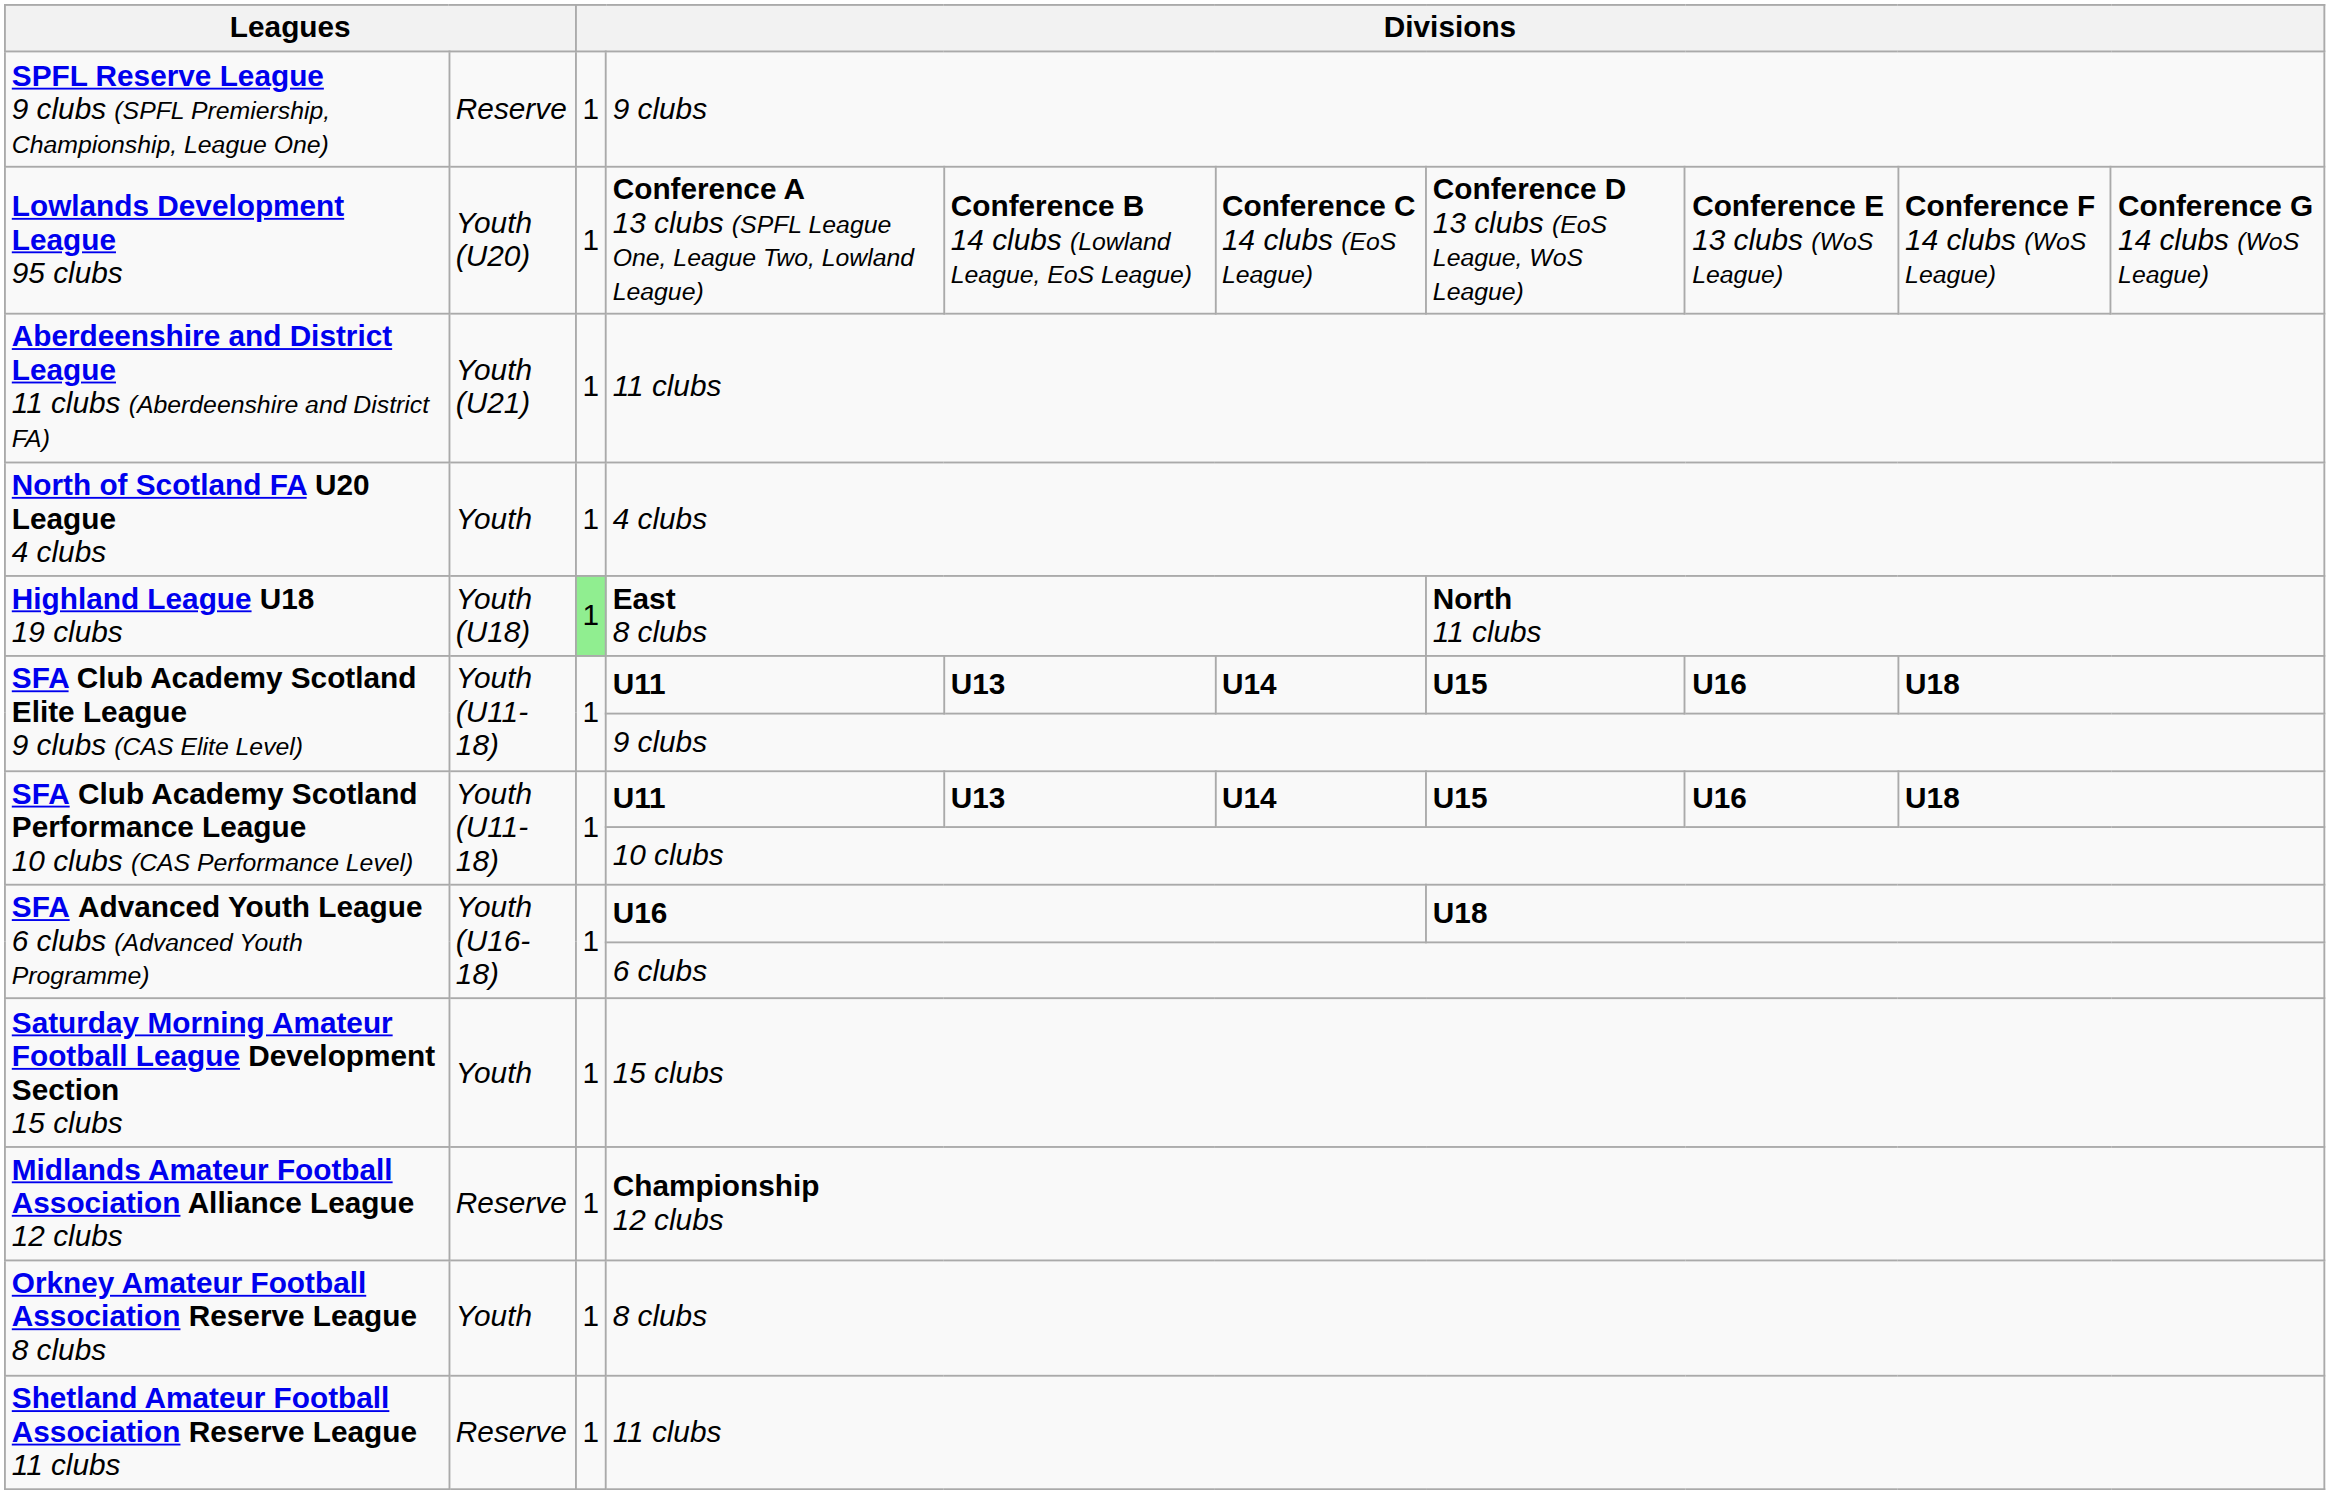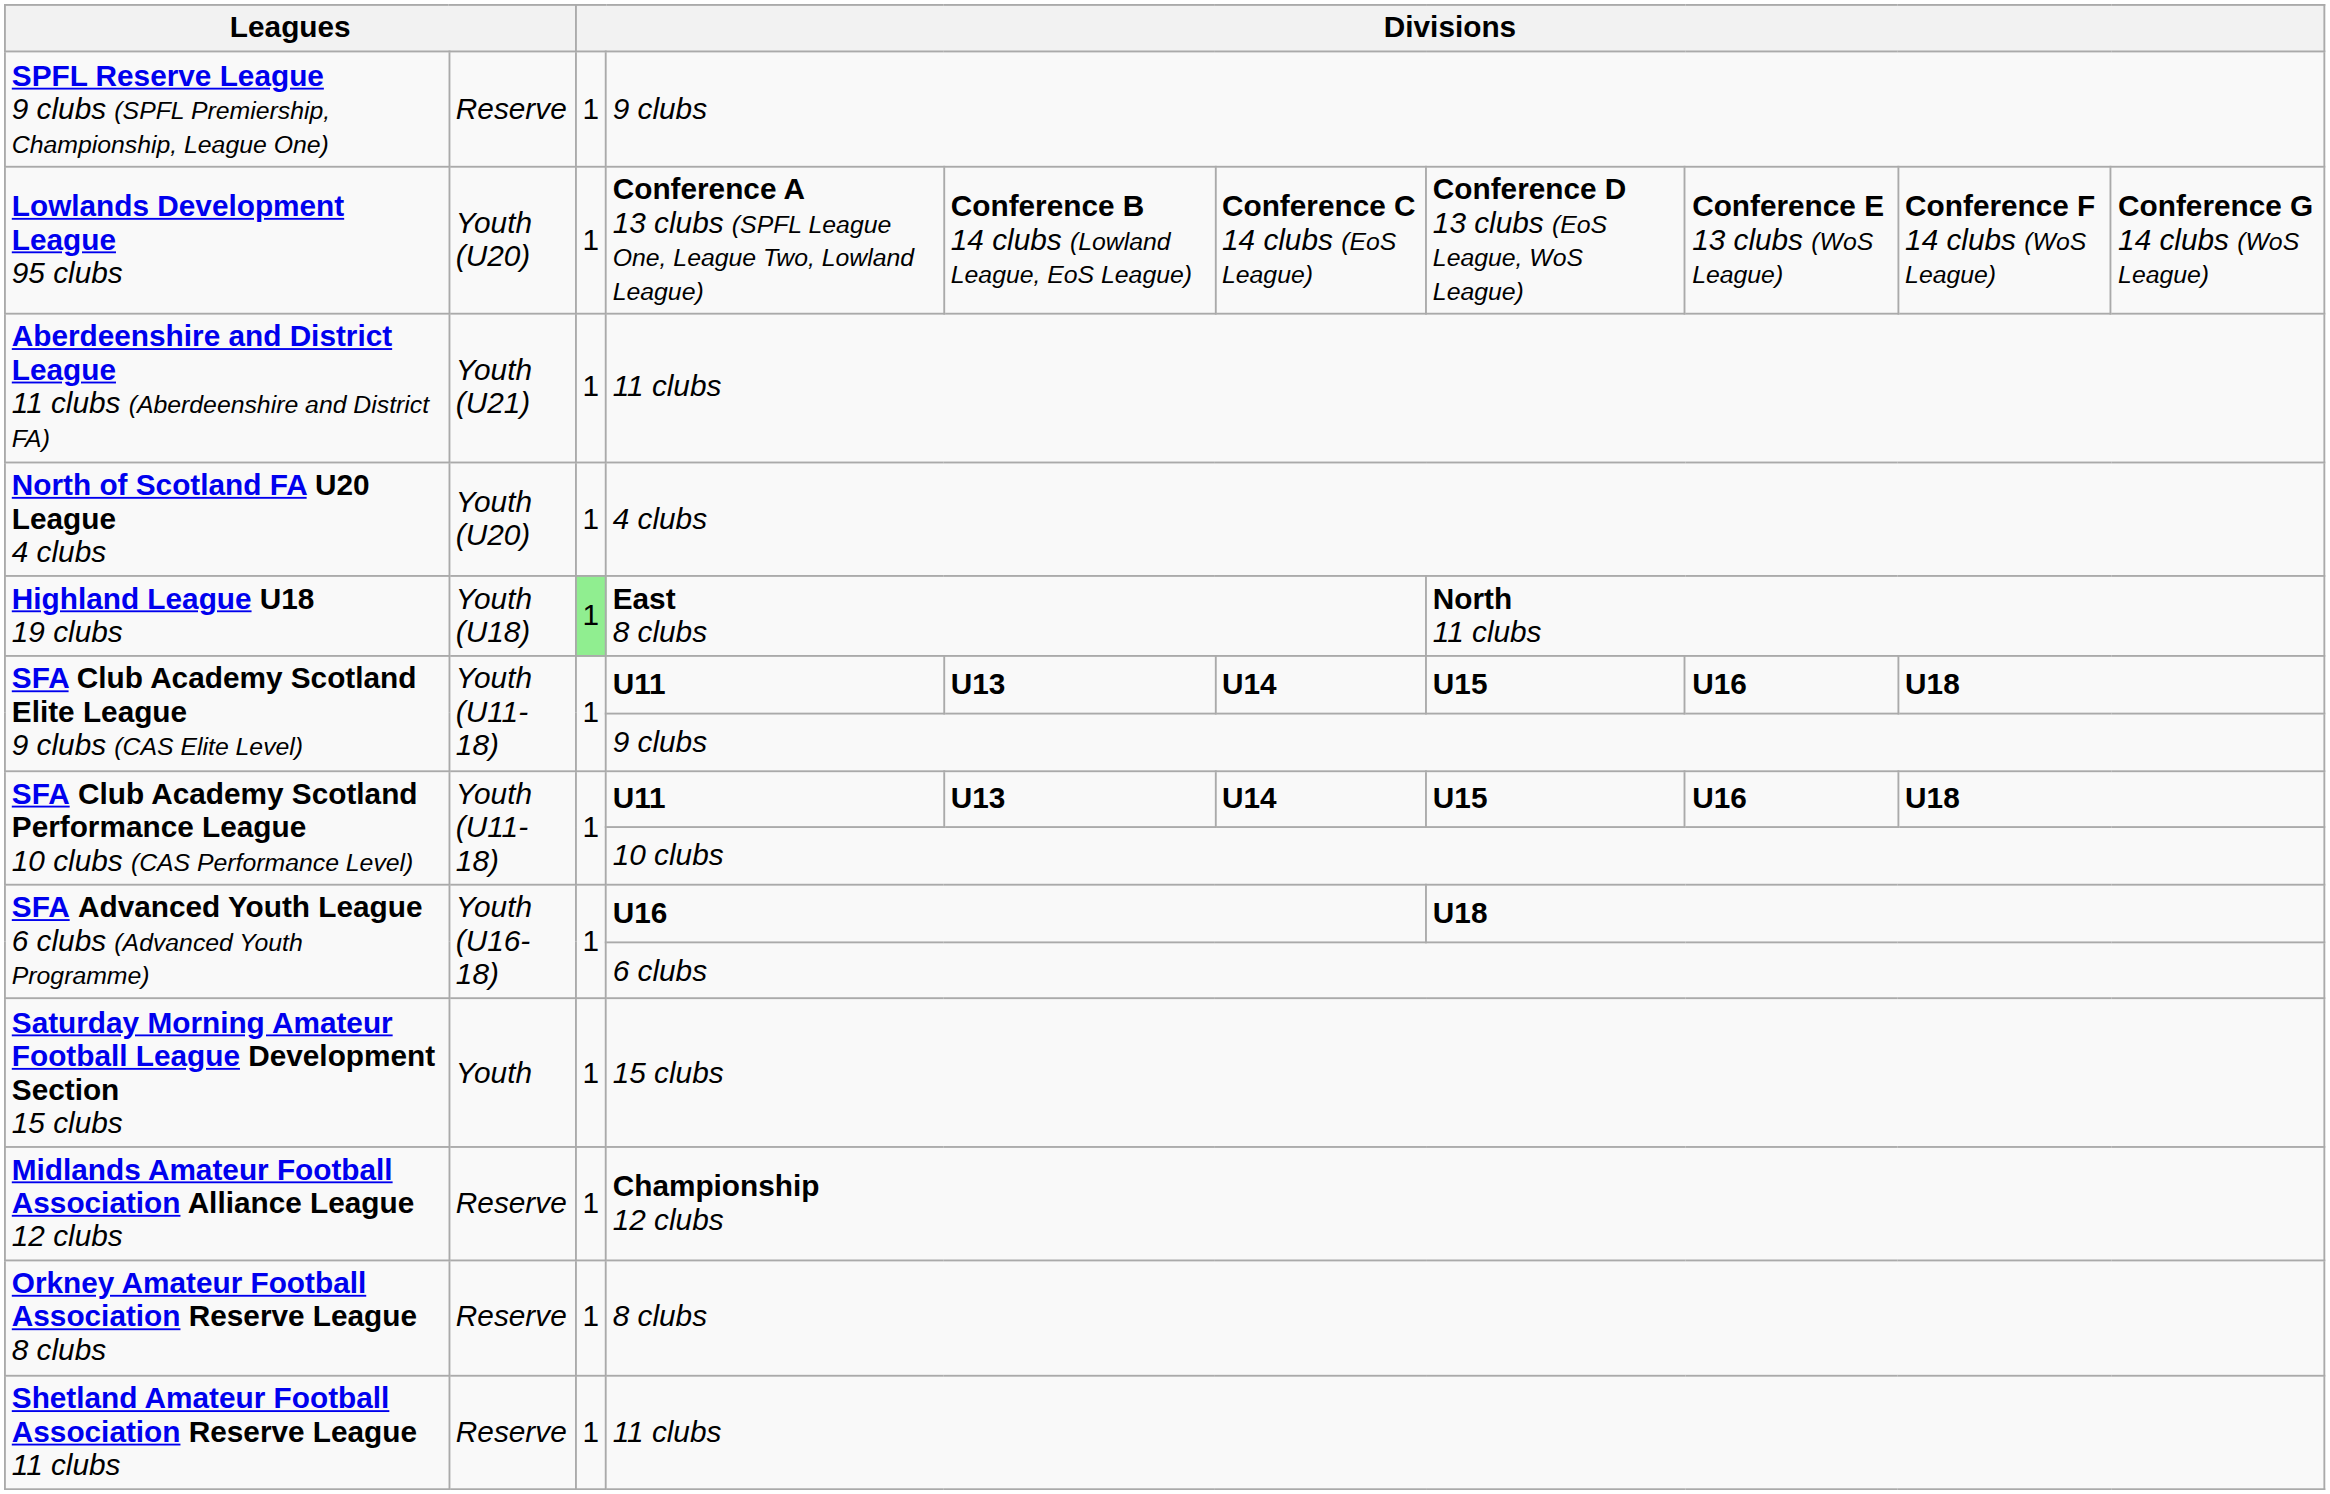(494, 518) Youth -> (494, 518) Youth (U20)
(494, 1317) Youth -> (511, 1317) Reserve
